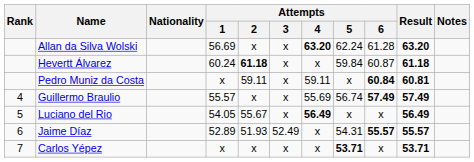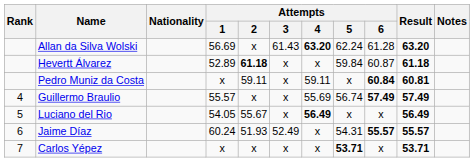(286, 47) x -> (286, 47) 61.43
(222, 64) 60.24 -> (222, 64) 52.89
(222, 132) 52.89 -> (222, 132) 60.24
